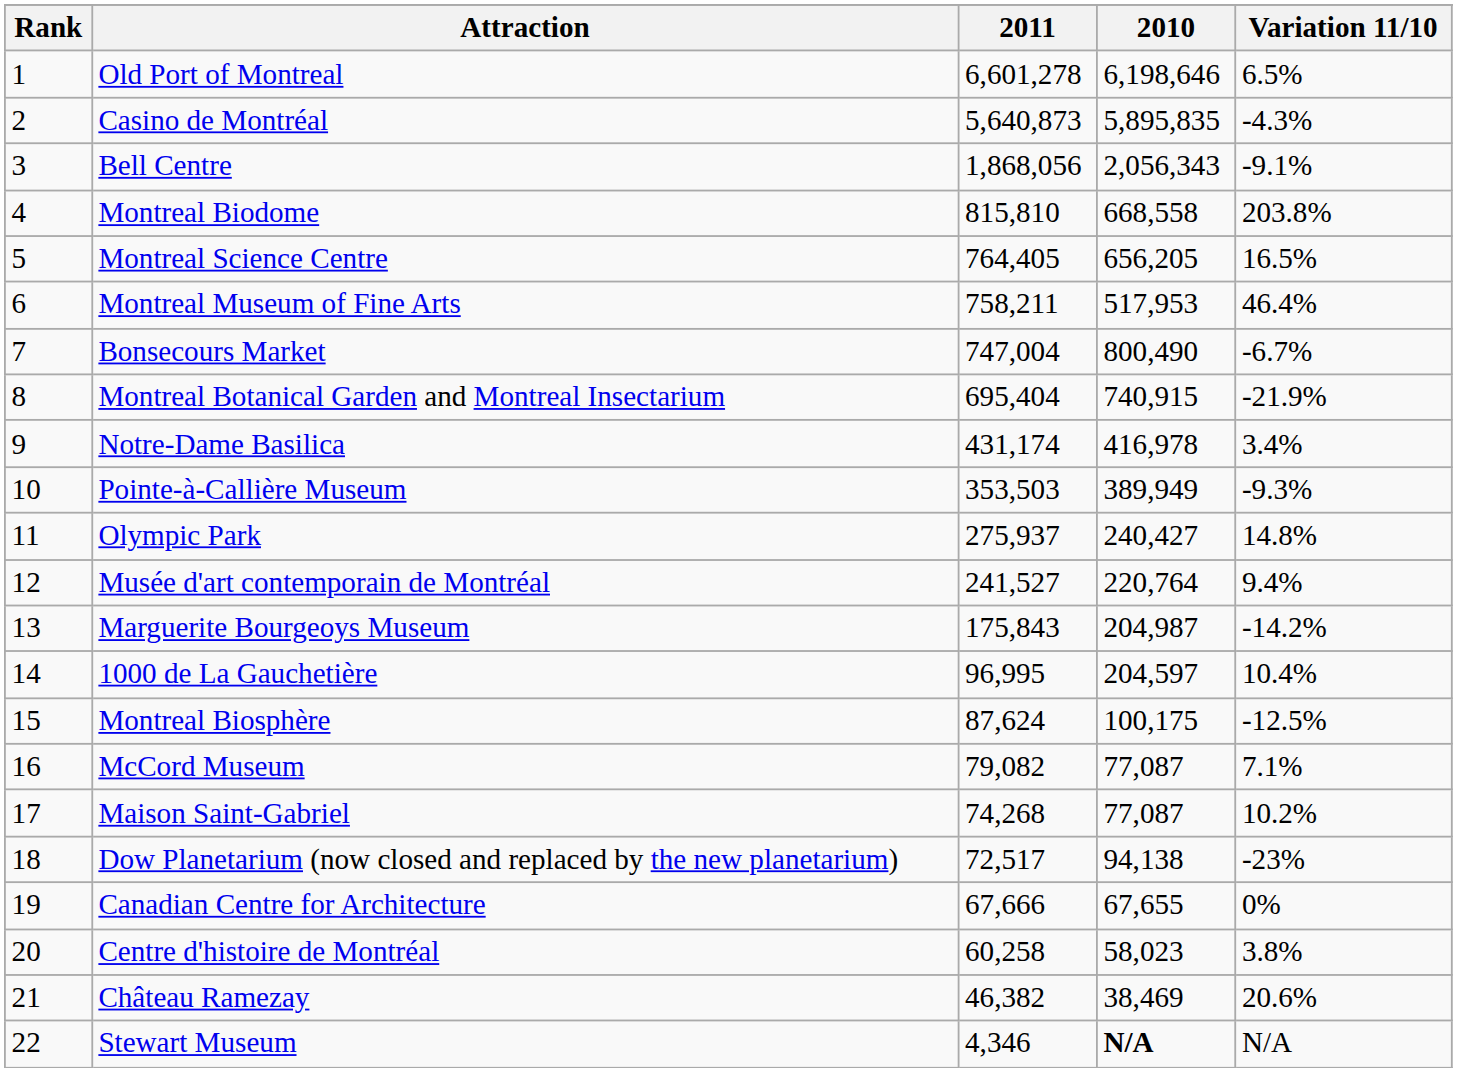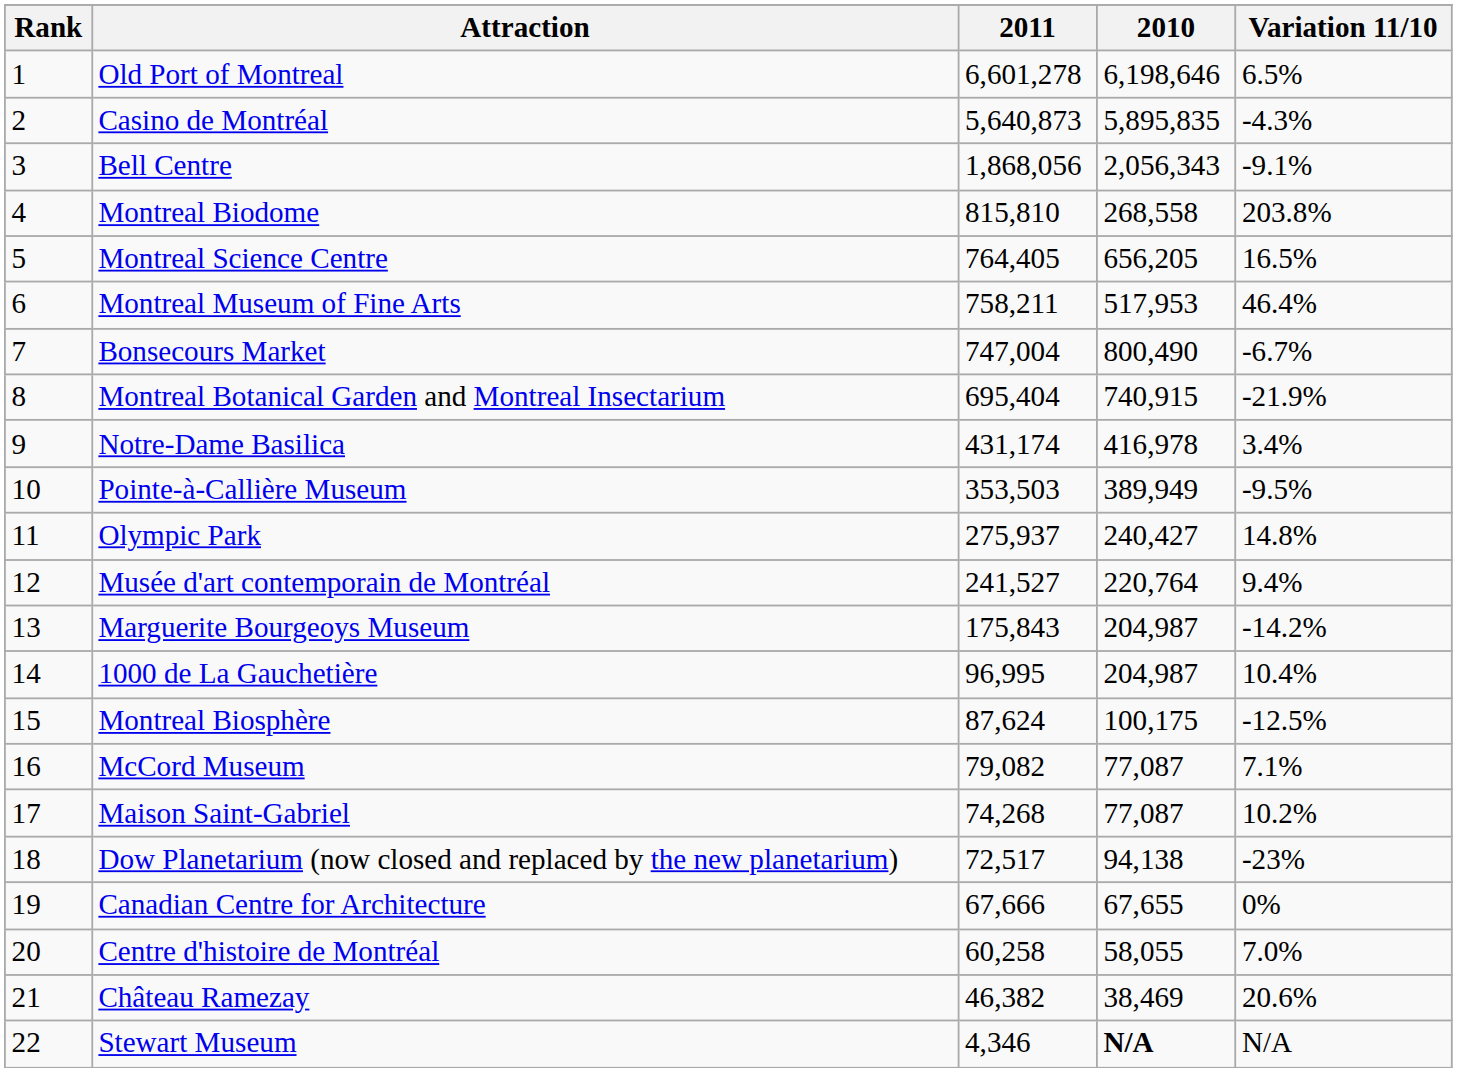(1151, 212) 668,558 -> (1151, 212) 268,558
(1277, 489) -9.3% -> (1277, 489) -9.5%
(1151, 674) 204,597 -> (1151, 674) 204,987
(1144, 951) 58,023 -> (1144, 951) 58,055
(1272, 951) 3.8% -> (1272, 951) 7.0%
